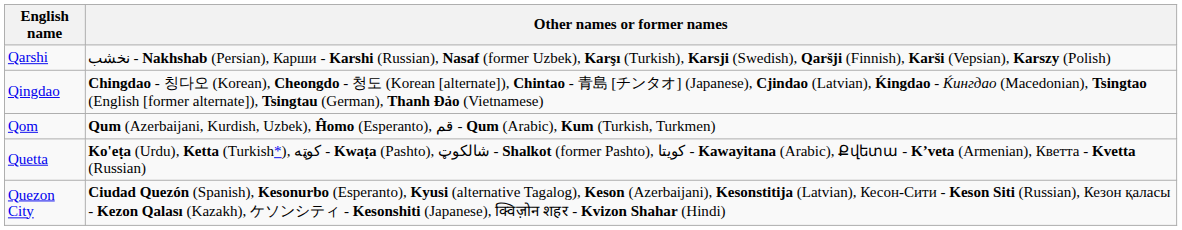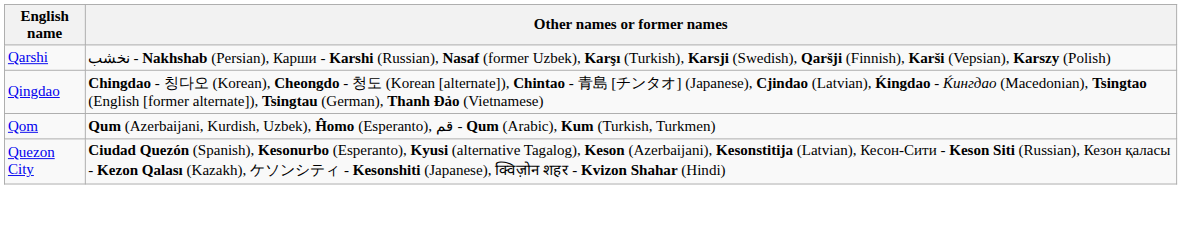- row: (28, 159)
